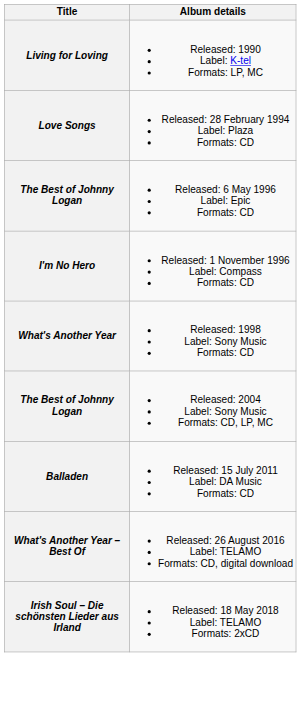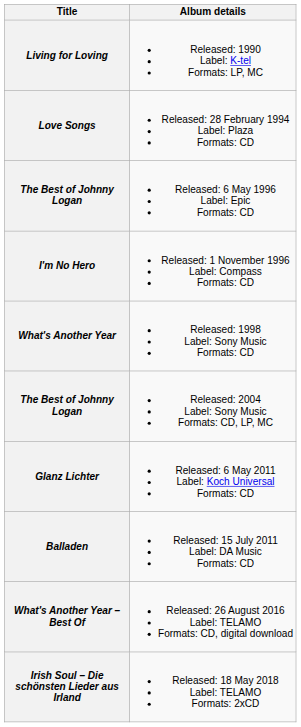+ row: (213, 482)
